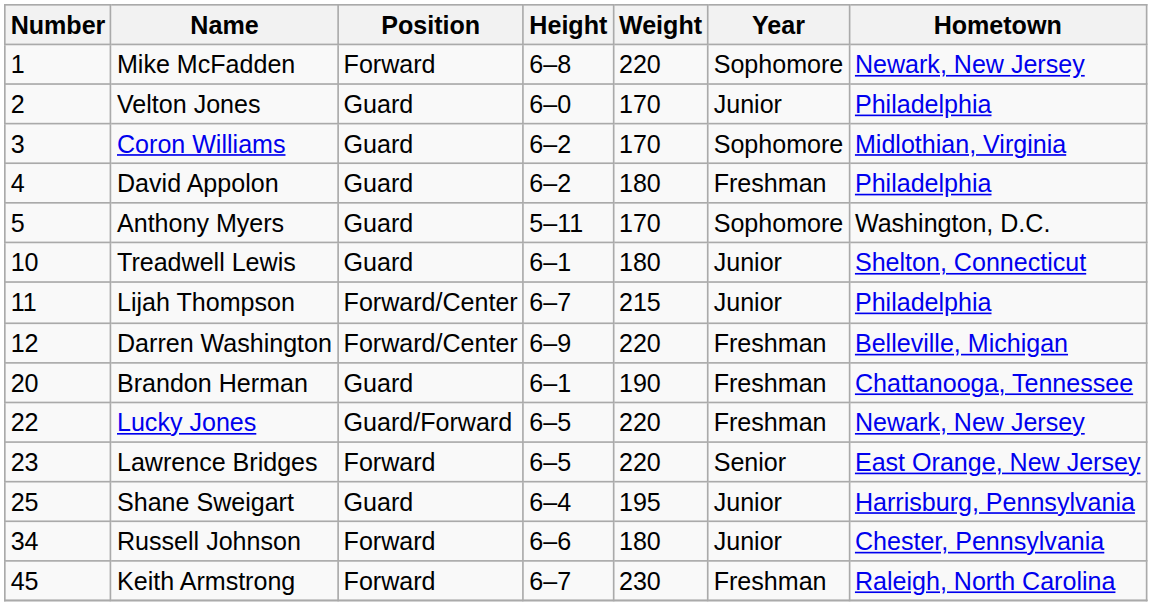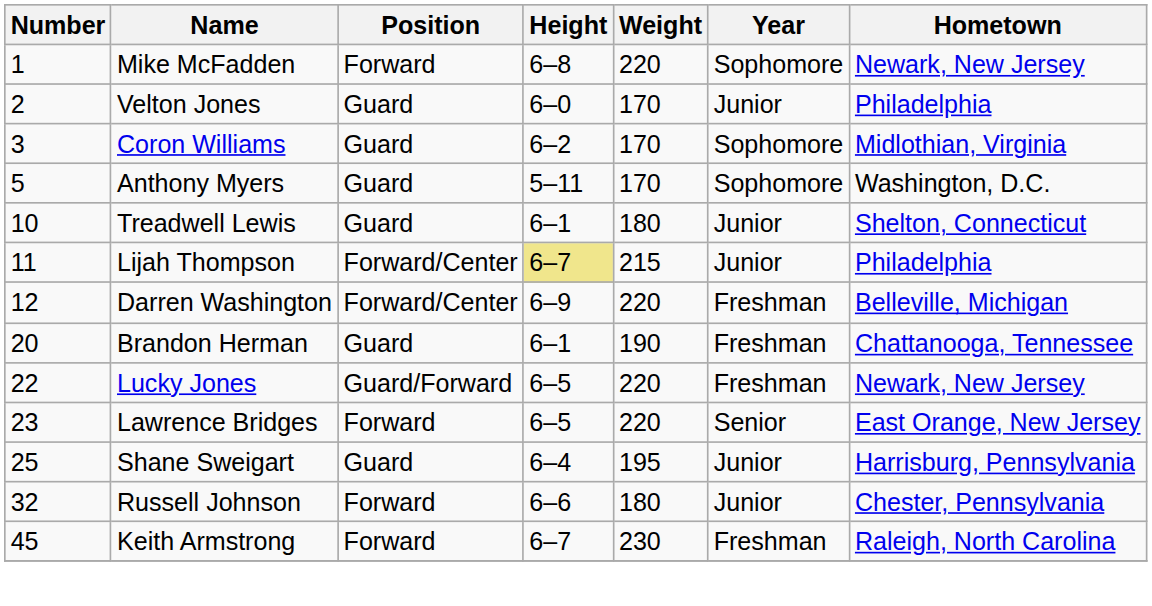- row: (198, 184)
(550, 303) no background -> (550, 263) khaki background
(25, 541) 34 -> (25, 501) 32
